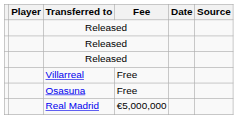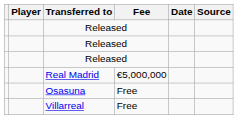rows swapped: (65, 75) <-> (72, 106)
